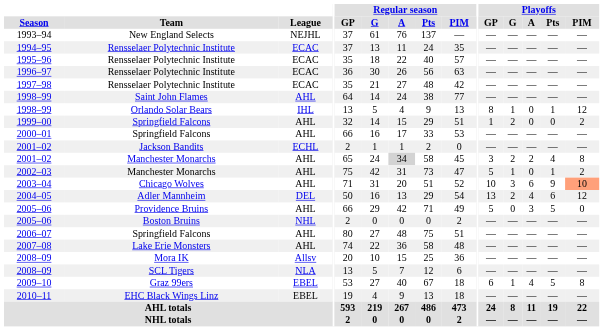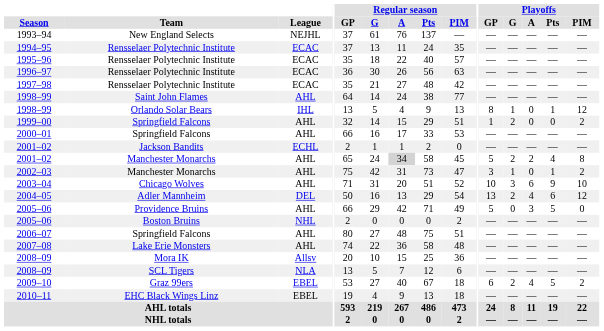(491, 159) 3 -> (491, 159) 5
(491, 171) 5 -> (491, 171) 3
(582, 183) lightsalmon background -> (582, 183) no background
(513, 283) 1 -> (513, 283) 2
(582, 283) 8 -> (582, 283) 2
